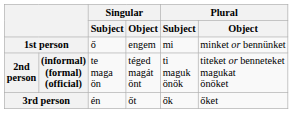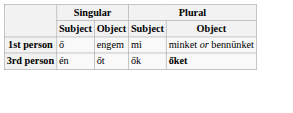- row: (21, 72)
(209, 100) normal -> (178, 61) bold
